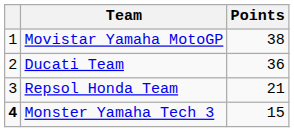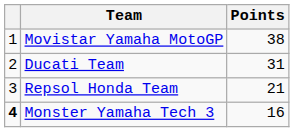(276, 66) 36 -> (276, 66) 31
(276, 114) 15 -> (276, 114) 16
